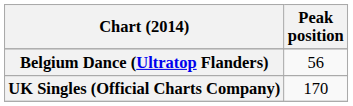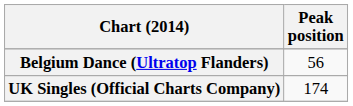(316, 88) 170 -> (316, 88) 174
